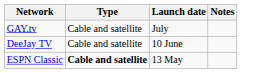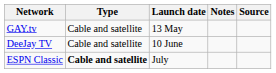+ column: (254, 12)
(160, 28) July -> (167, 28) 13 May
(167, 60) 13 May -> (160, 60) July
